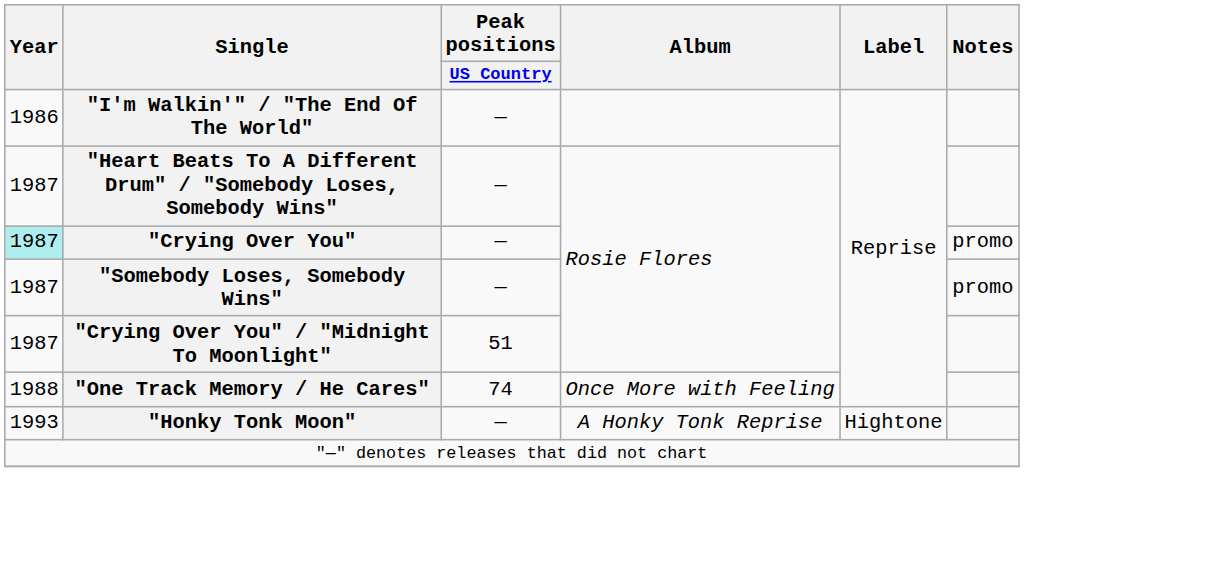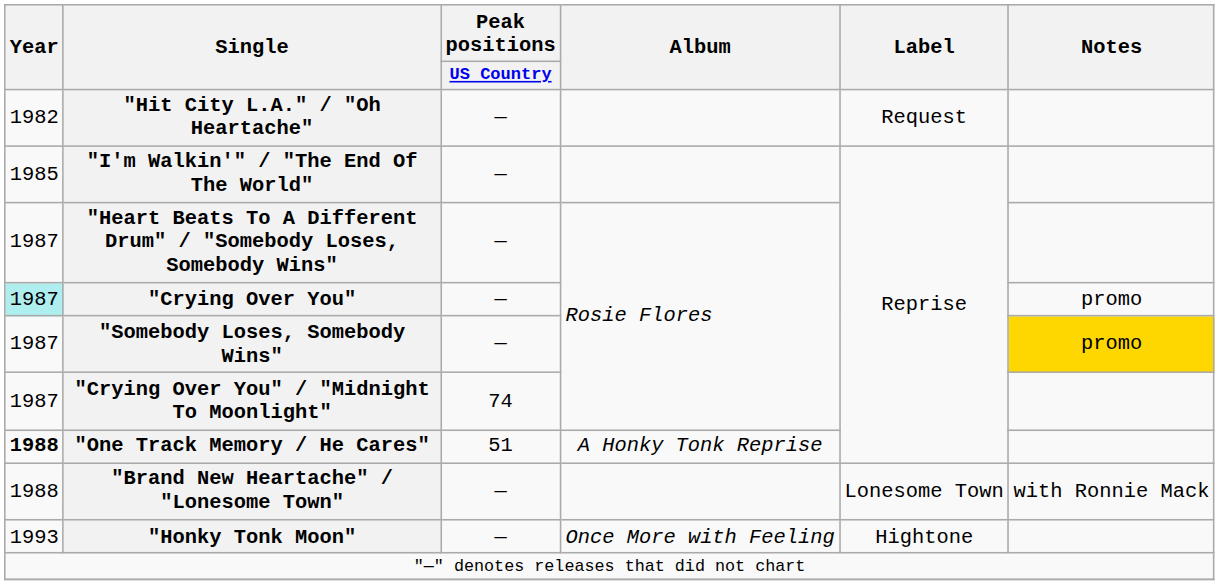+ row: (252, 117)
(34, 117) 1986 -> (34, 174) 1985
(983, 288) no background -> (1112, 344) gold background
(501, 344) 51 -> (501, 401) 74
(34, 389) normal -> (34, 446) bold
(501, 389) 74 -> (501, 446) 51
(700, 389) Once More with Feeling -> (700, 446) A Honky Tonk Reprise
+ row: (252, 491)
(700, 423) A Honky Tonk Reprise -> (700, 536) Once More with Feeling
